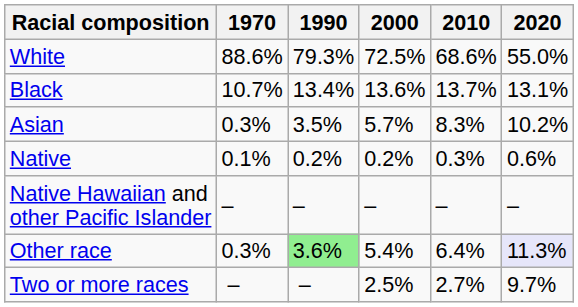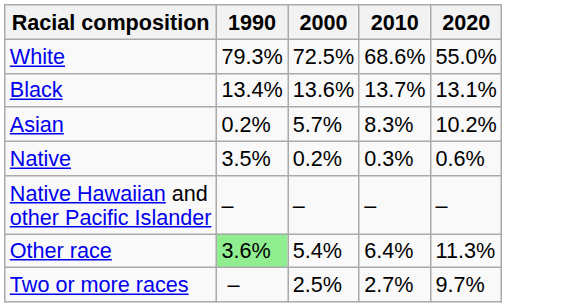- column: (252, 22)
(317, 125) 3.5% -> (246, 125) 0.2%
(317, 159) 0.2% -> (246, 159) 3.5%
(537, 251) lavender background -> (465, 251) no background
